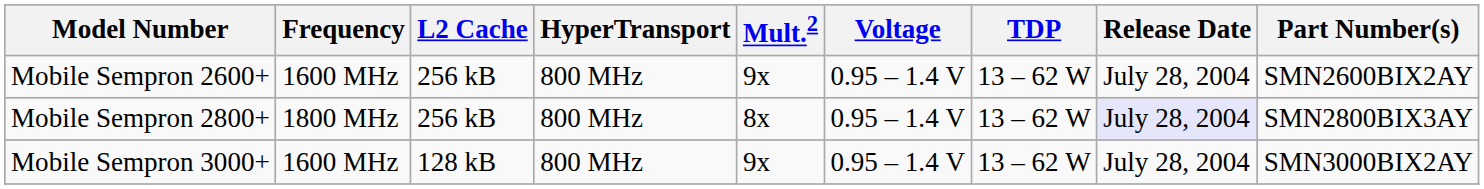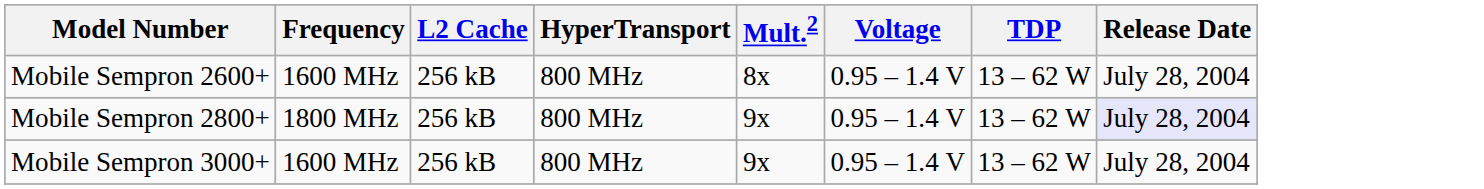- column: (1368, 29)
(756, 76) 9x -> (756, 76) 8x
(756, 119) 8x -> (756, 119) 9x
(457, 161) 128 kB -> (457, 161) 256 kB
